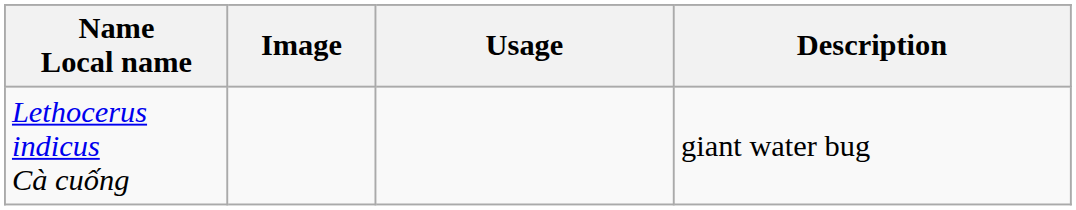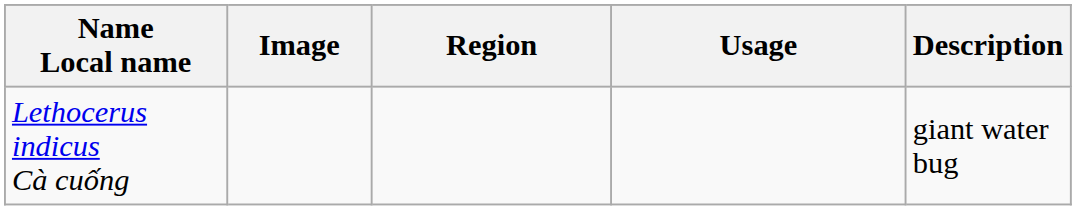+ column: (492, 45)
